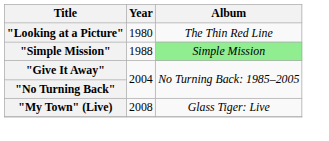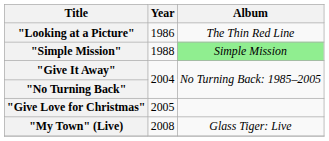(141, 32) 1980 -> (163, 32) 1986
+ row: (76, 107)
